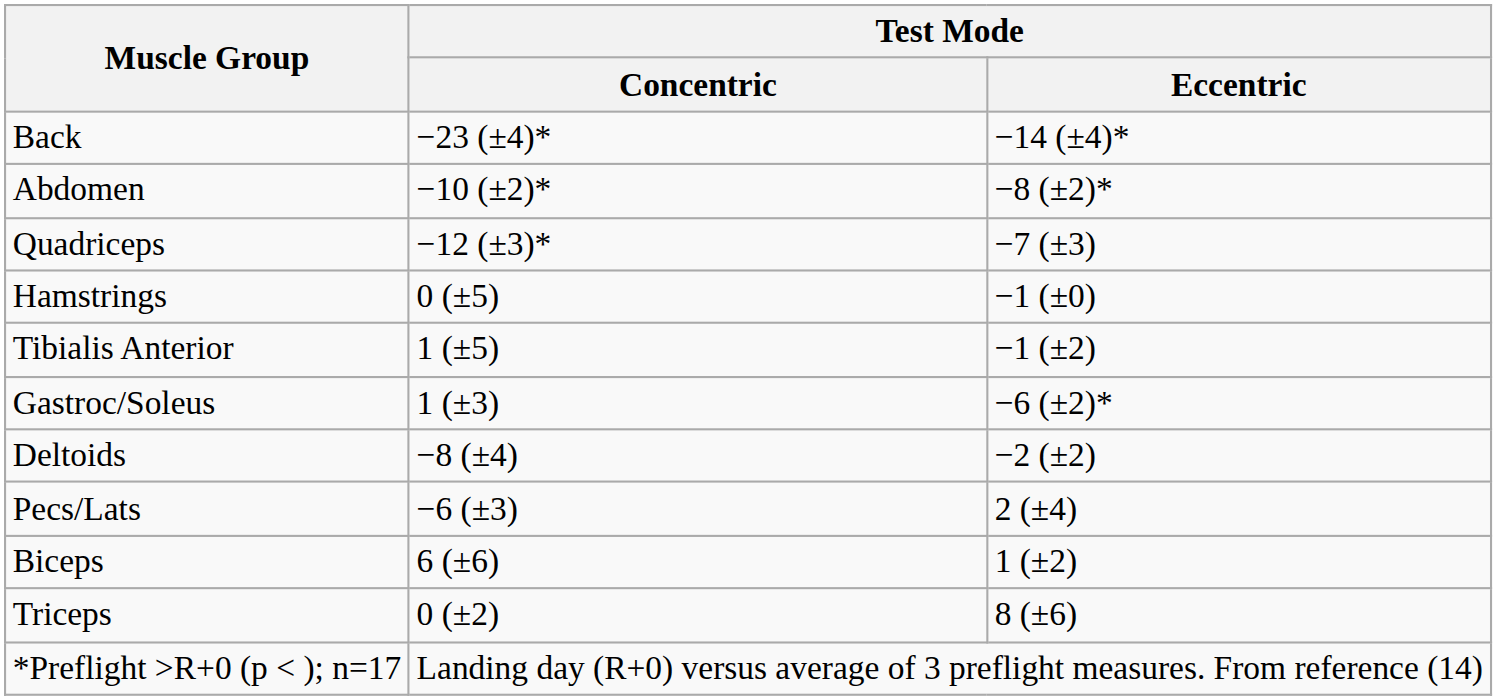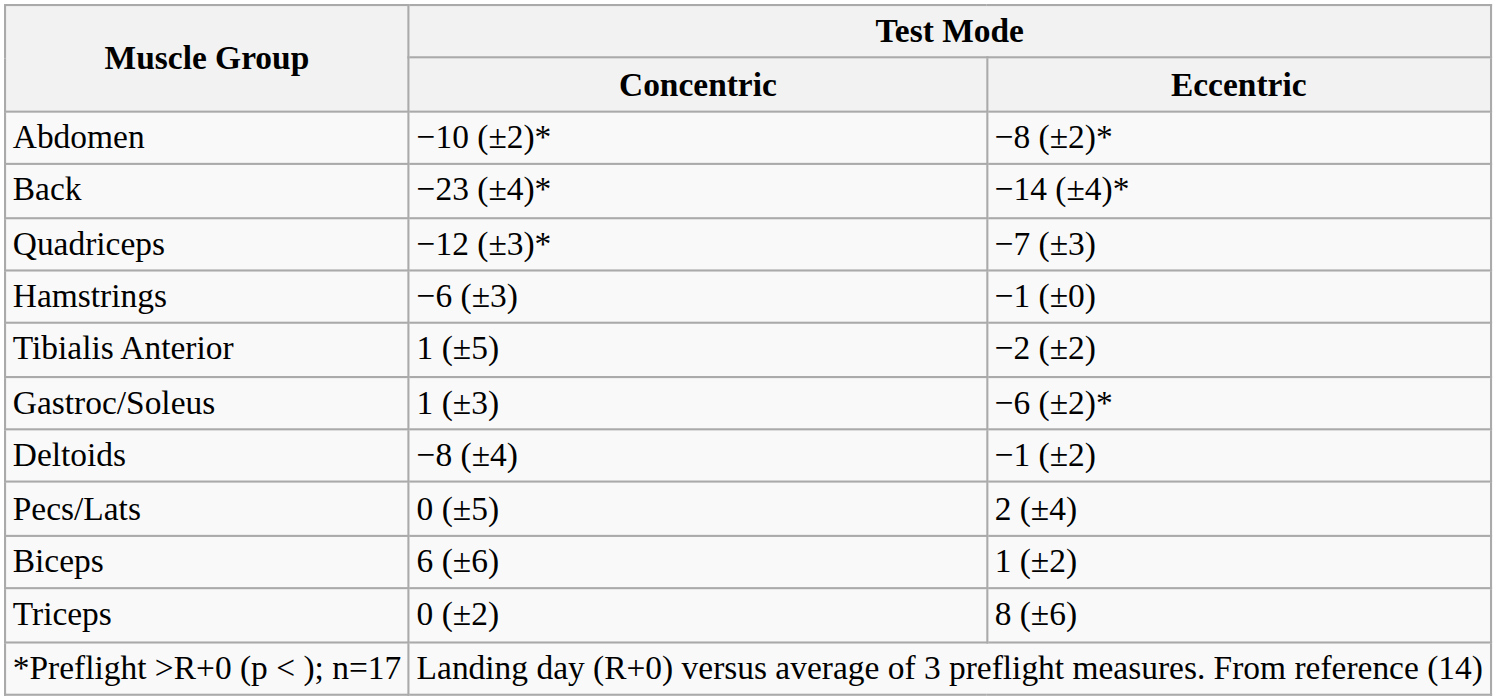rows swapped: (47, 137) <-> (79, 190)
(458, 296) 0 (±5) -> (467, 296) −6 (±3)
(1045, 349) −1 (±2) -> (1045, 349) −2 (±2)
(1045, 455) −2 (±2) -> (1045, 455) −1 (±2)
(467, 508) −6 (±3) -> (458, 508) 0 (±5)
